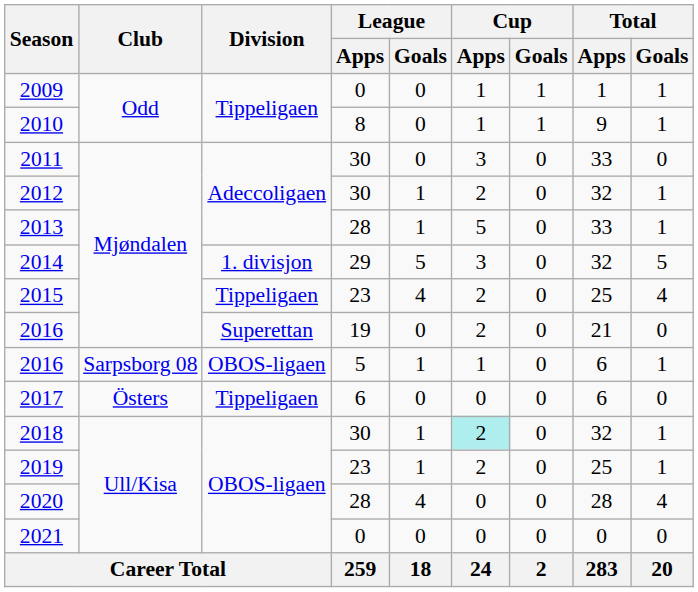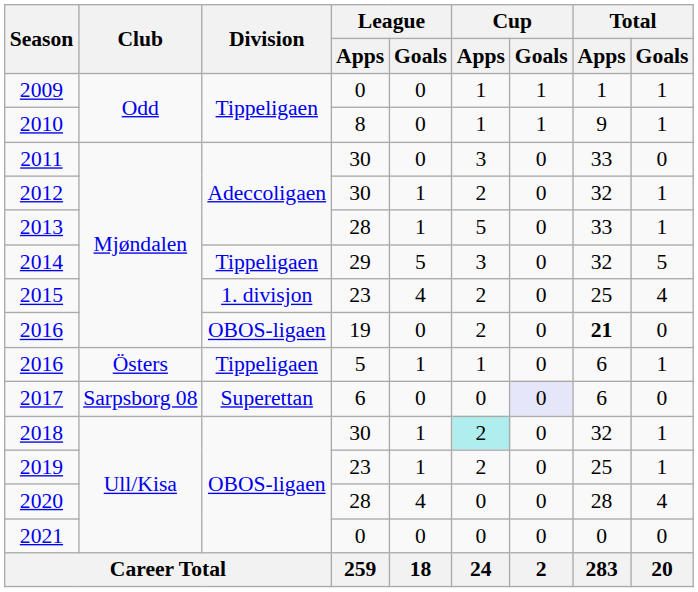(267, 261) 1. divisjon -> (267, 261) Tippeligaen
(267, 295) Tippeligaen -> (267, 295) 1. divisjon
(267, 329) Superettan -> (267, 329) OBOS-ligaen
(602, 329) normal -> (602, 329) bold
(140, 364) Sarpsborg 08 -> (140, 364) Östers
(267, 364) OBOS-ligaen -> (267, 364) Tippeligaen
(140, 398) Östers -> (140, 398) Sarpsborg 08
(267, 398) Tippeligaen -> (267, 398) Superettan
(541, 398) no background -> (541, 398) lavender background
